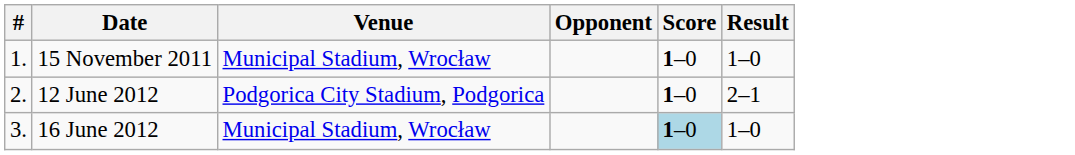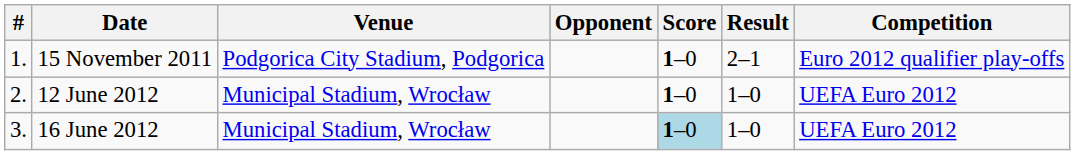+ column: (932, 22)
(357, 58) Municipal Stadium, Wrocław -> (383, 58) Podgorica City Stadium, Podgorica
(744, 58) 1–0 -> (744, 58) 2–1
(383, 94) Podgorica City Stadium, Podgorica -> (357, 94) Municipal Stadium, Wrocław
(744, 94) 2–1 -> (744, 94) 1–0
